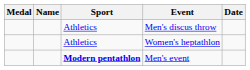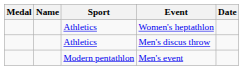rows swapped: (181, 27) <-> (182, 42)
(102, 58) bold -> (99, 58) normal
